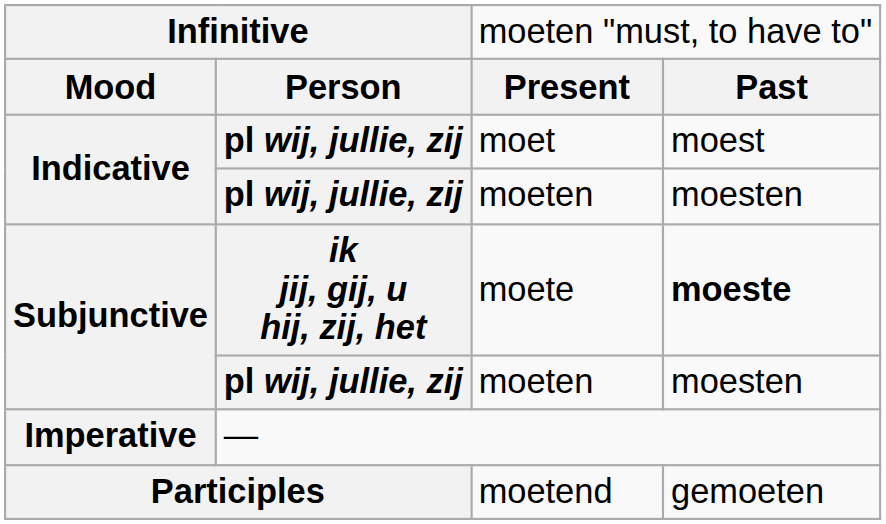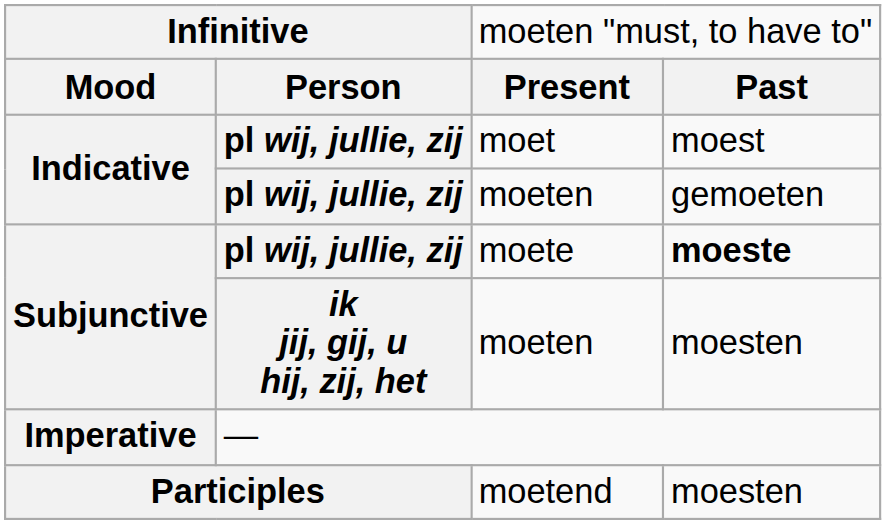(737, 195) moesten -> (748, 195) gemoeten
(343, 288) ik jij, gij, u hij, zij, het -> (343, 250) pl wij, jullie, zij
(343, 381) pl wij, jullie, zij -> (343, 343) ik jij, gij, u hij, zij, het
(748, 491) gemoeten -> (737, 491) moesten
